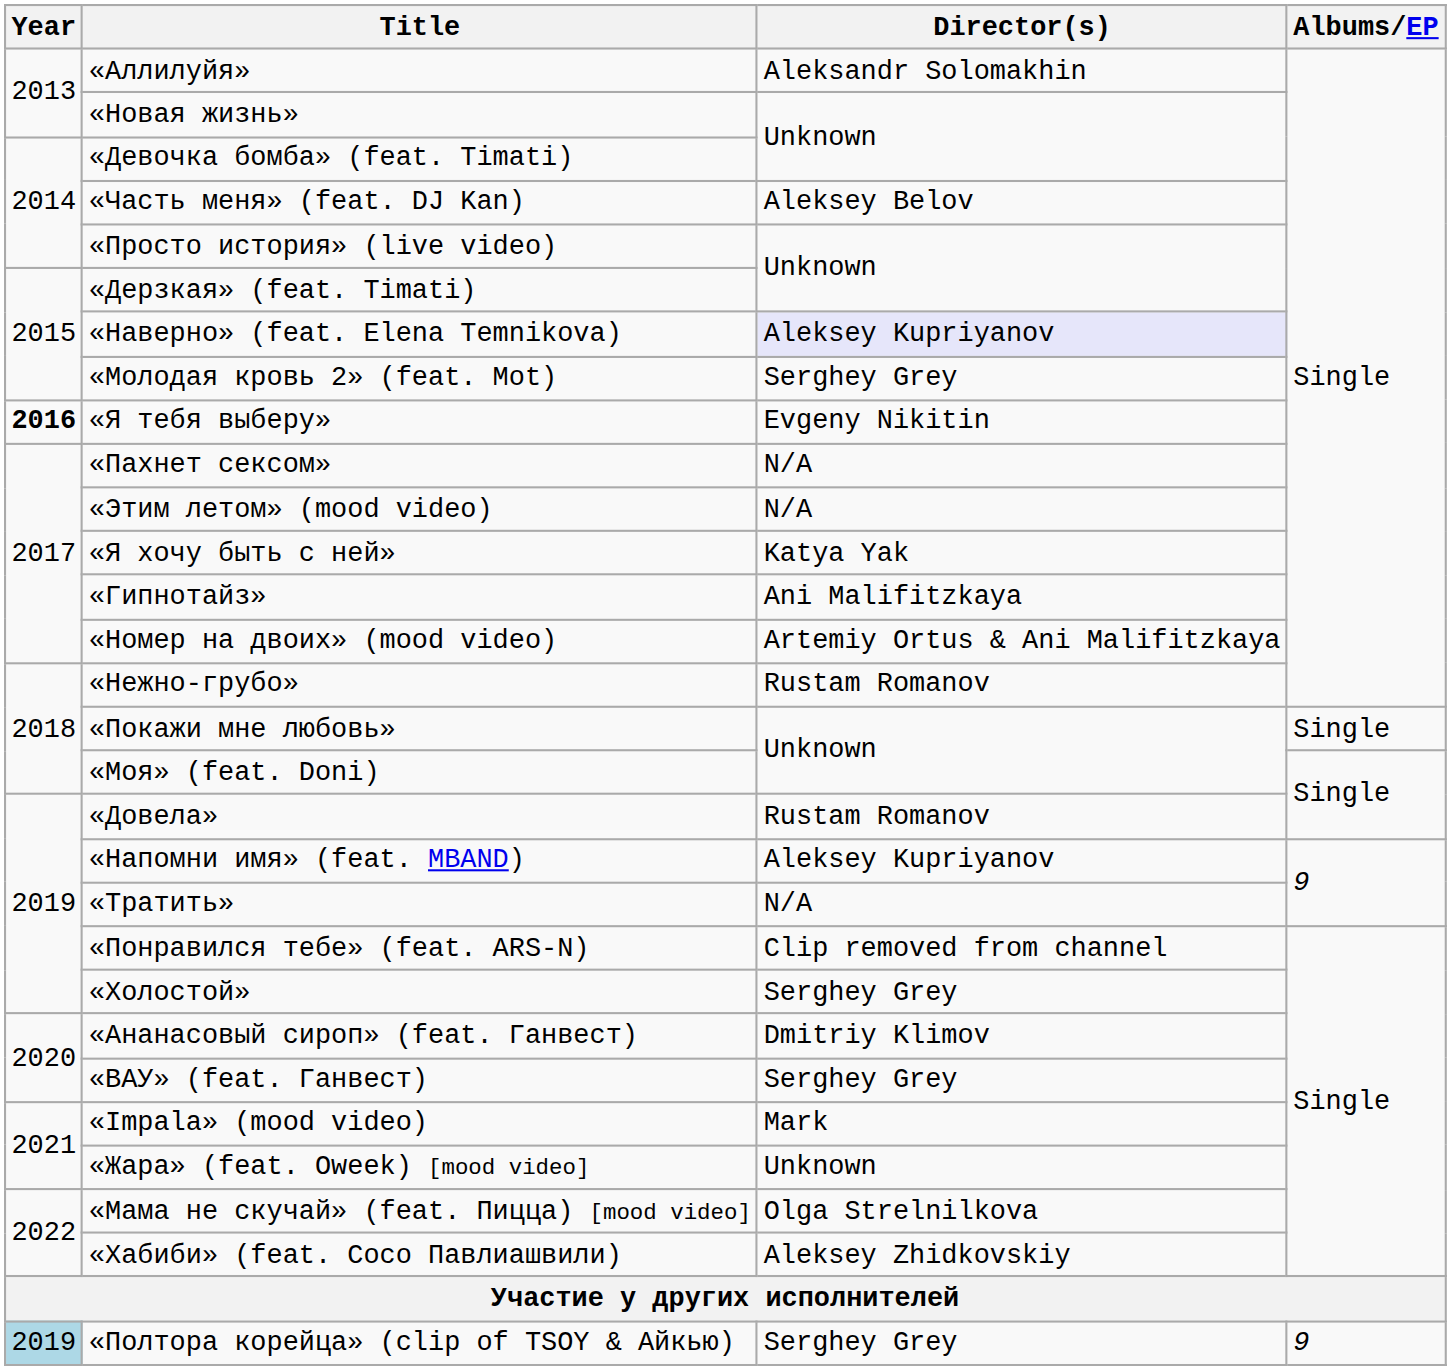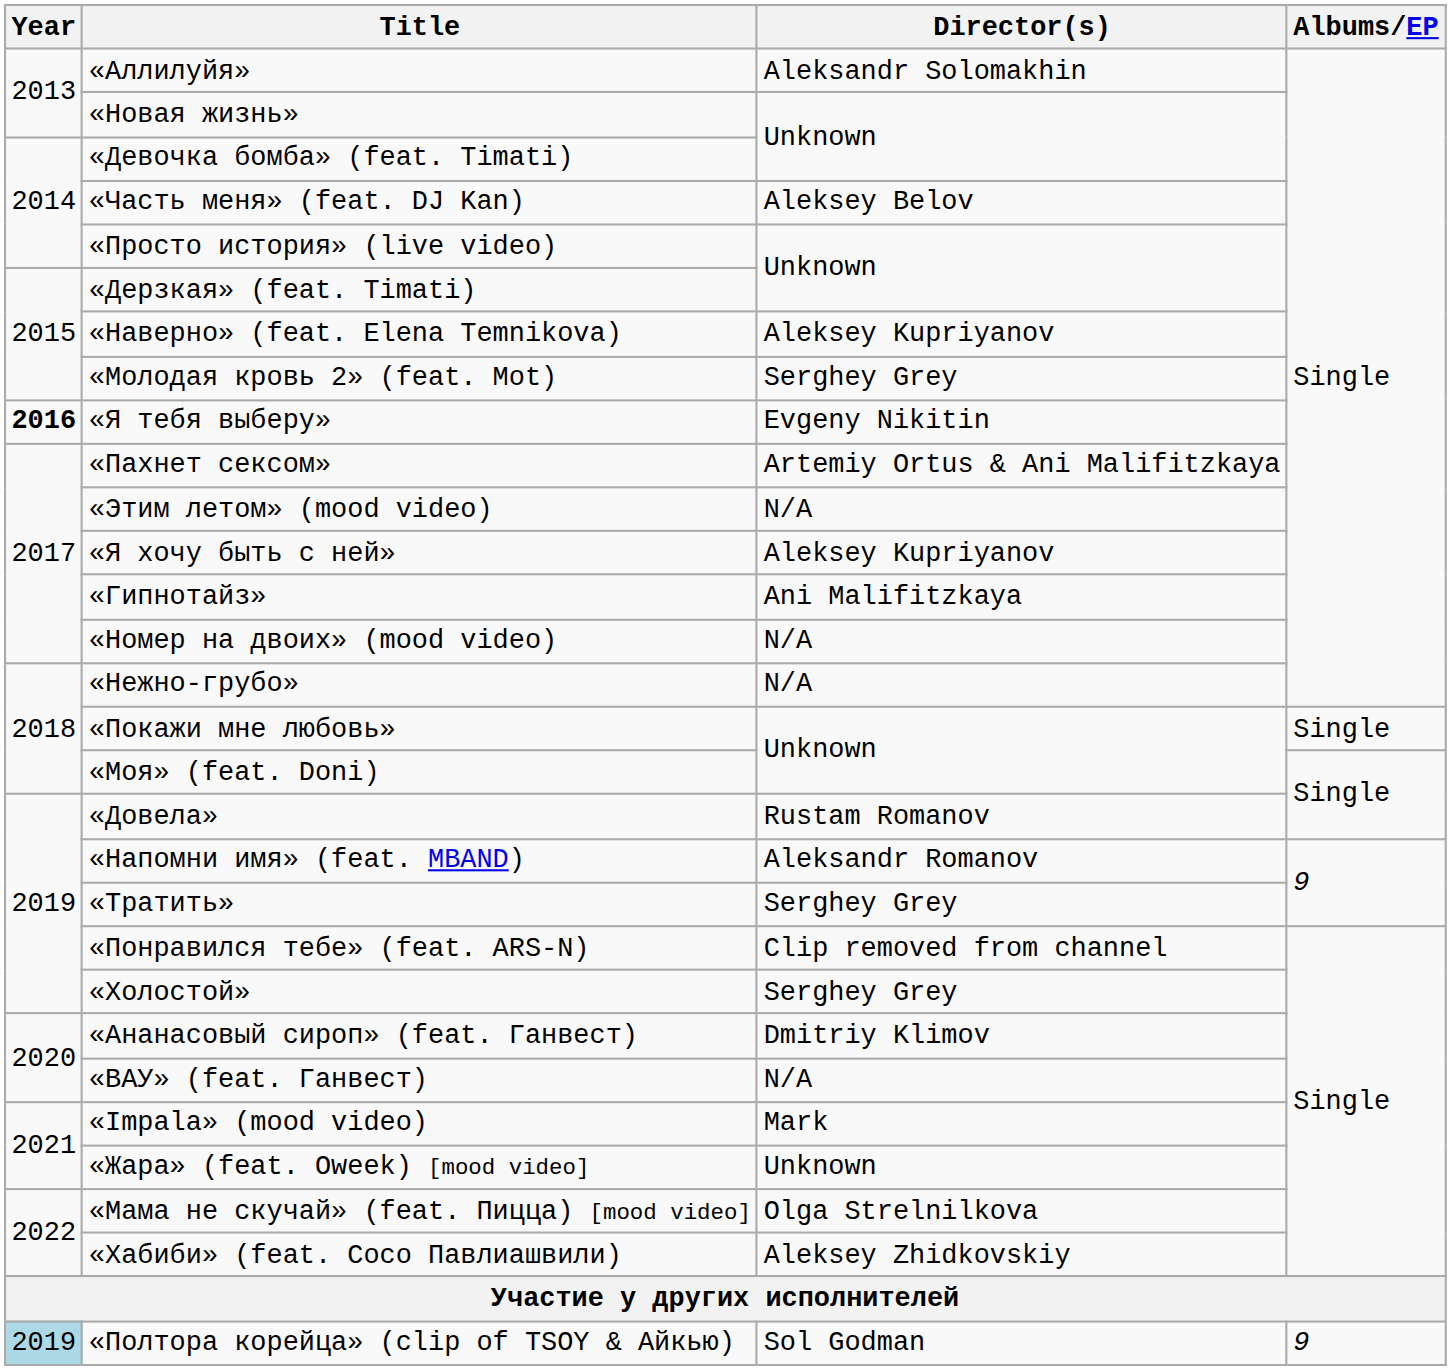(909, 334) lavender background -> (909, 334) no background
(788, 466) N/A -> (1022, 466) Artemiy Ortus & Ani Malifitzkaya
(836, 553) Katya Yak -> (909, 553) Aleksey Kupriyanov
(1022, 641) Artemiy Ortus & Ani Malifitzkaya -> (788, 641) N/A
(877, 685) Rustam Romanov -> (788, 685) N/A
(909, 860) Aleksey Kupriyanov -> (901, 860) Aleksandr Romanov
(788, 904) N/A -> (861, 904) Serghey Grey
(861, 1080) Serghey Grey -> (788, 1080) N/A
(861, 1343) Serghey Grey -> (844, 1343) Sol Godman
